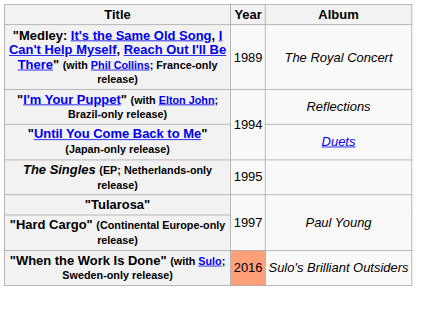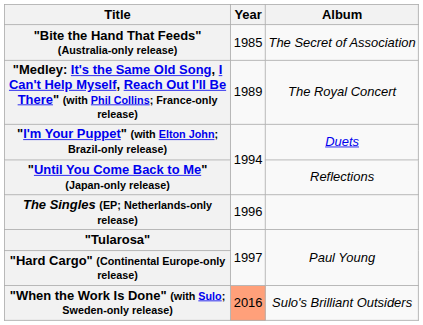+ row: (118, 42)
(339, 106) Reflections -> (342, 142) Duets
(339, 142) Duets -> (342, 177) Reflections
(248, 177) 1995 -> (248, 212) 1996
